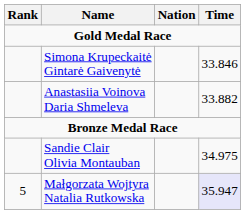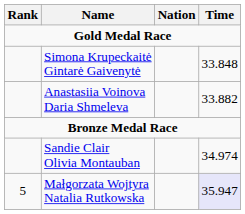(220, 63) 33.846 -> (220, 63) 33.848
(220, 155) 34.975 -> (220, 155) 34.974
